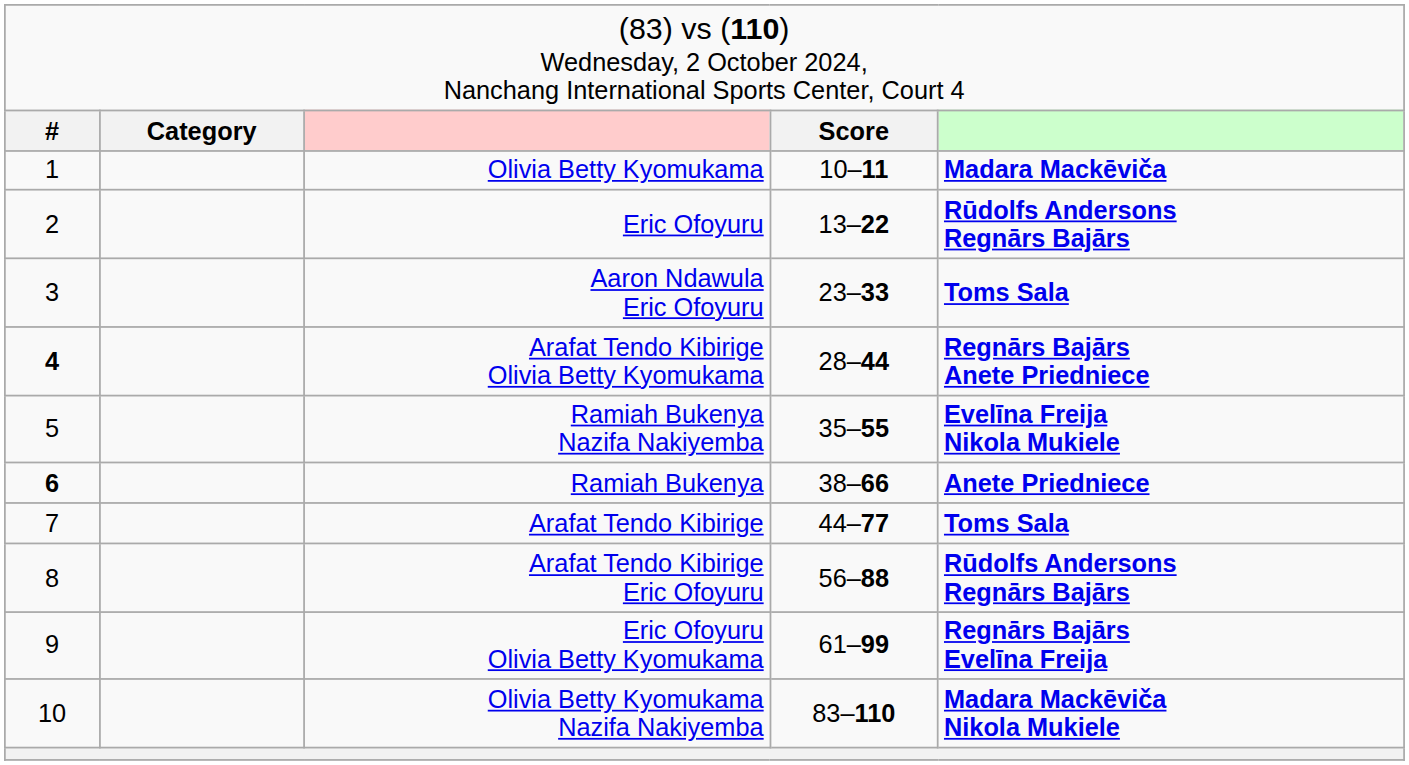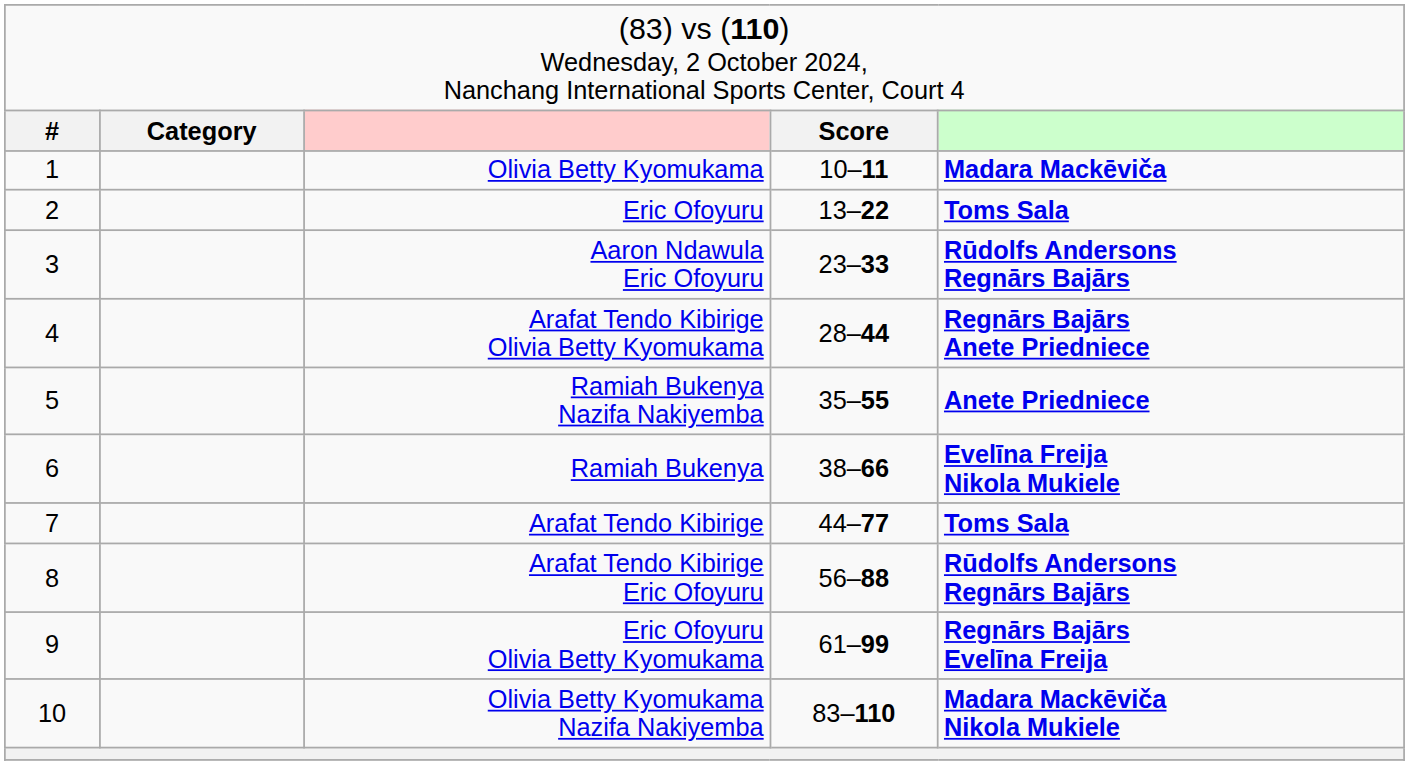(1060, 225) Rūdolfs Andersons Regnārs Bajārs -> (1006, 211) Toms Sala
(1006, 293) Toms Sala -> (1060, 265) Rūdolfs Andersons Regnārs Bajārs
(52, 361) bold -> (52, 333) normal
(1032, 429) Evelīna Freija Nikola Mukiele -> (1047, 401) Anete Priedniece
(52, 483) bold -> (52, 469) normal
(1047, 483) Anete Priedniece -> (1032, 469) Evelīna Freija Nikola Mukiele
